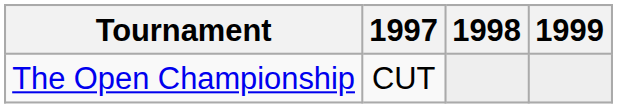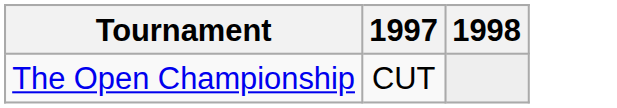- column: (569, 30)
